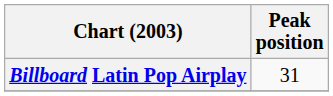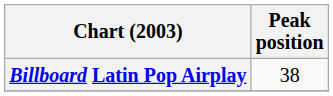(290, 74) 31 -> (290, 74) 38
